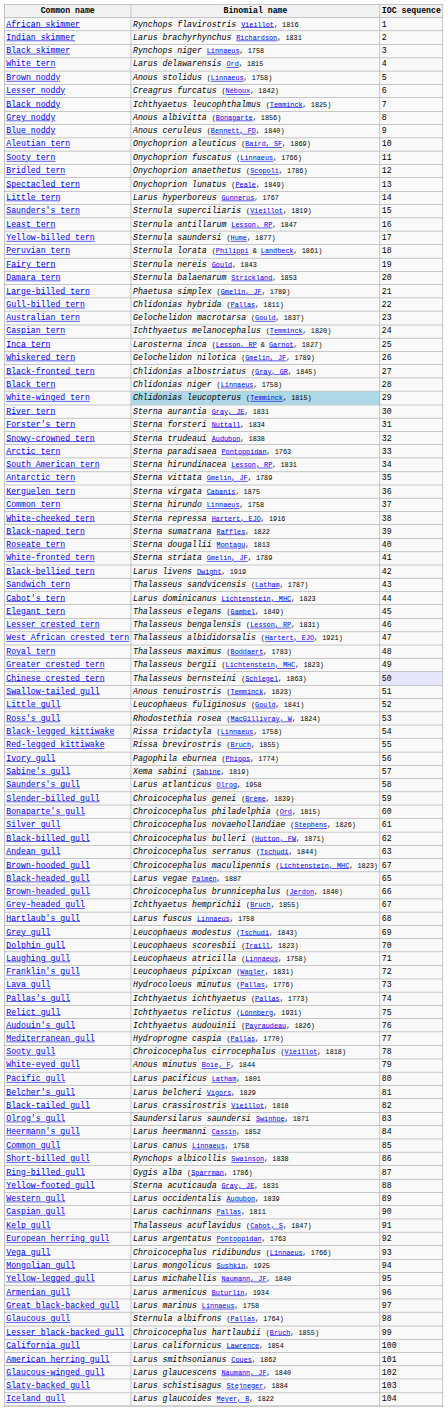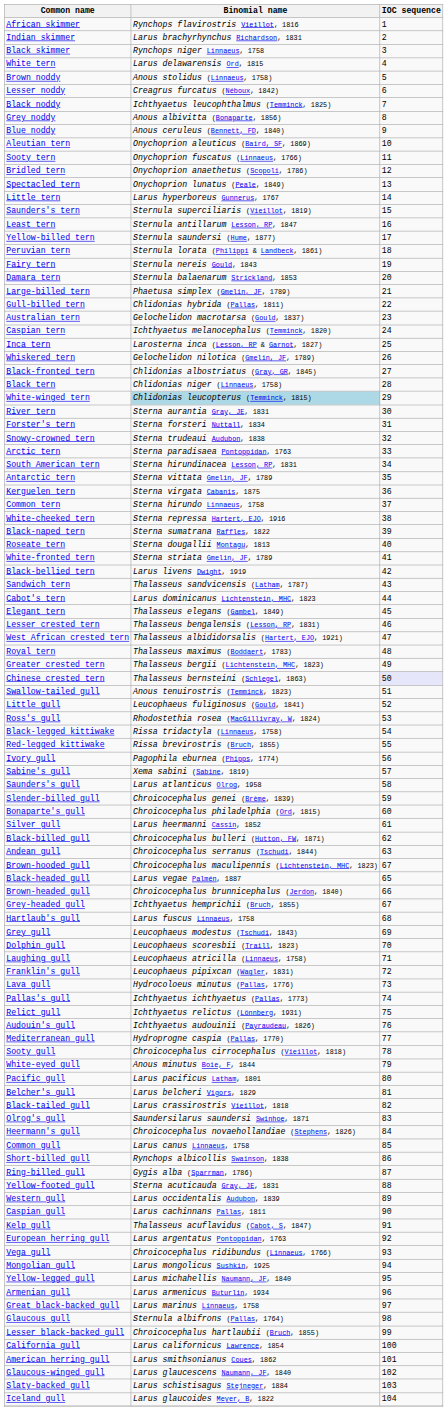(244, 825) Chroicocephalus novaehollandiae (Stephens, 1826) -> (197, 825) Larus heermanni Cassin, 1852
(197, 1132) Larus heermanni Cassin, 1852 -> (244, 1132) Chroicocephalus novaehollandiae (Stephens, 1826)
